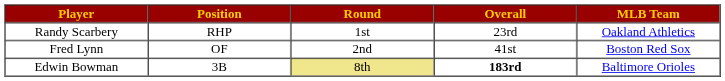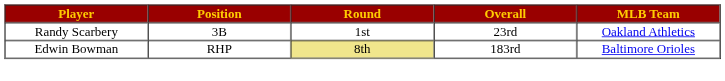(219, 31) RHP -> (219, 31) 3B
- row: (76, 49)
(219, 67) 3B -> (219, 49) RHP
(505, 67) bold -> (505, 49) normal
